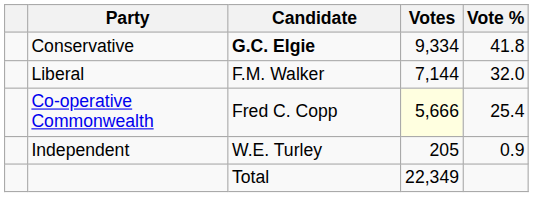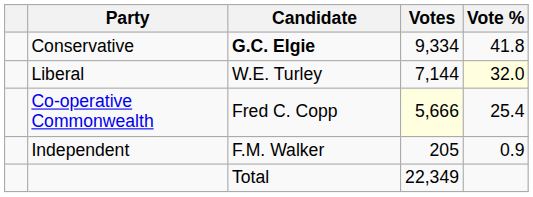(278, 74) F.M. Walker -> (277, 74) W.E. Turley
(507, 74) no background -> (507, 74) lightyellow background
(277, 149) W.E. Turley -> (278, 149) F.M. Walker
